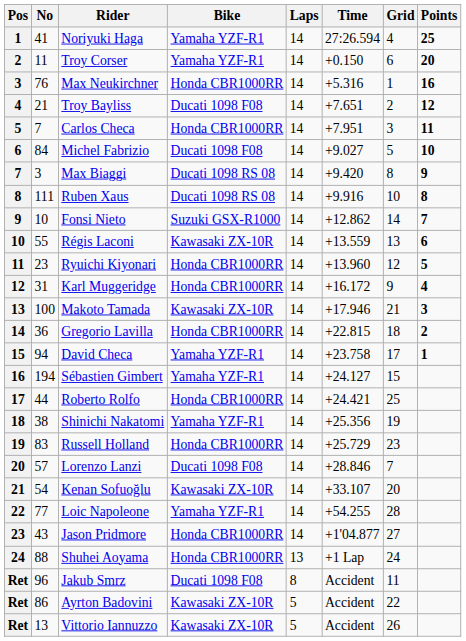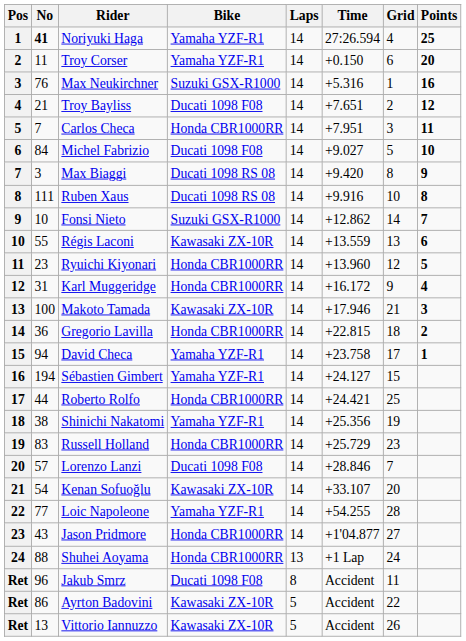(41, 38) normal -> (41, 38) bold
(227, 83) Honda CBR1000RR -> (225, 83) Suzuki GSX-R1000
